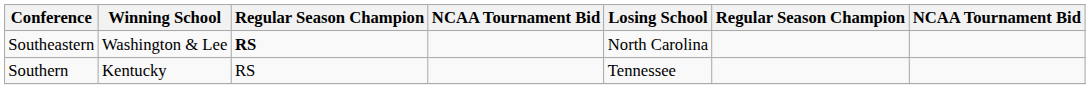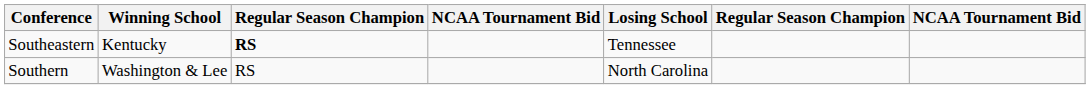(165, 44) Washington & Lee -> (134, 44) Kentucky
(658, 44) North Carolina -> (642, 44) Tennessee
(134, 70) Kentucky -> (165, 70) Washington & Lee
(642, 70) Tennessee -> (658, 70) North Carolina
